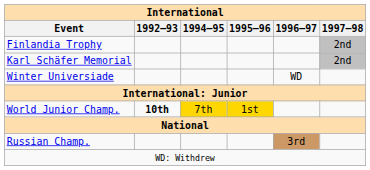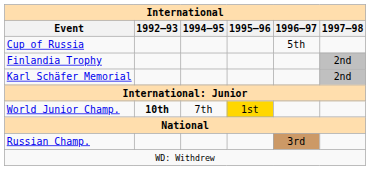+ row: (45, 45)
- row: (60, 77)
(204, 109) gold background -> (204, 109) no background
